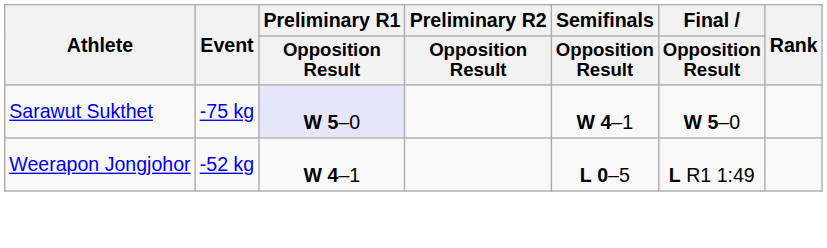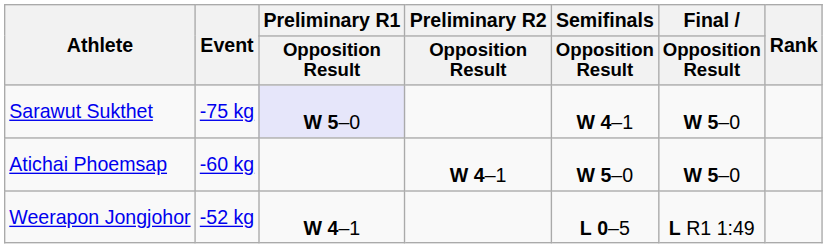+ row: (88, 165)
